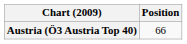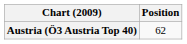(161, 30) 66 -> (161, 30) 62
